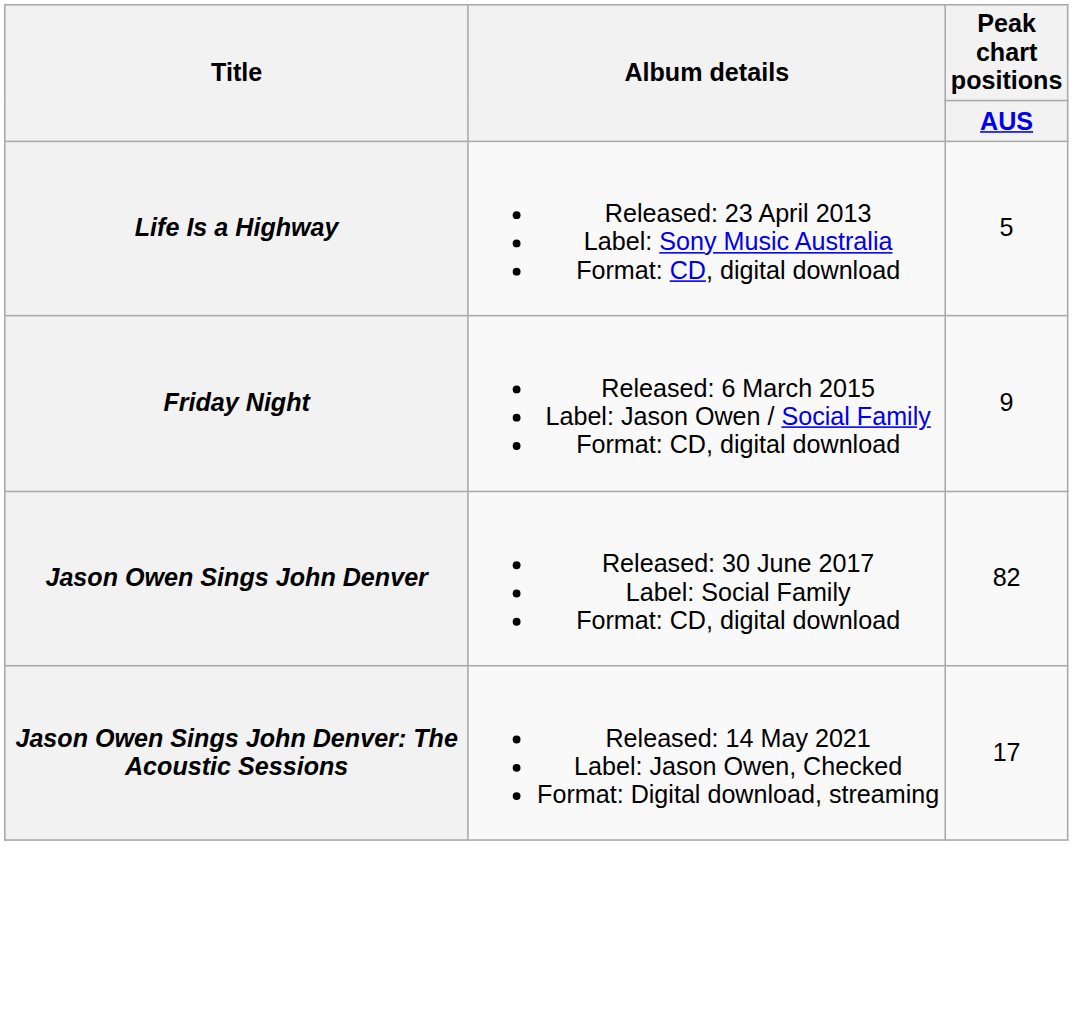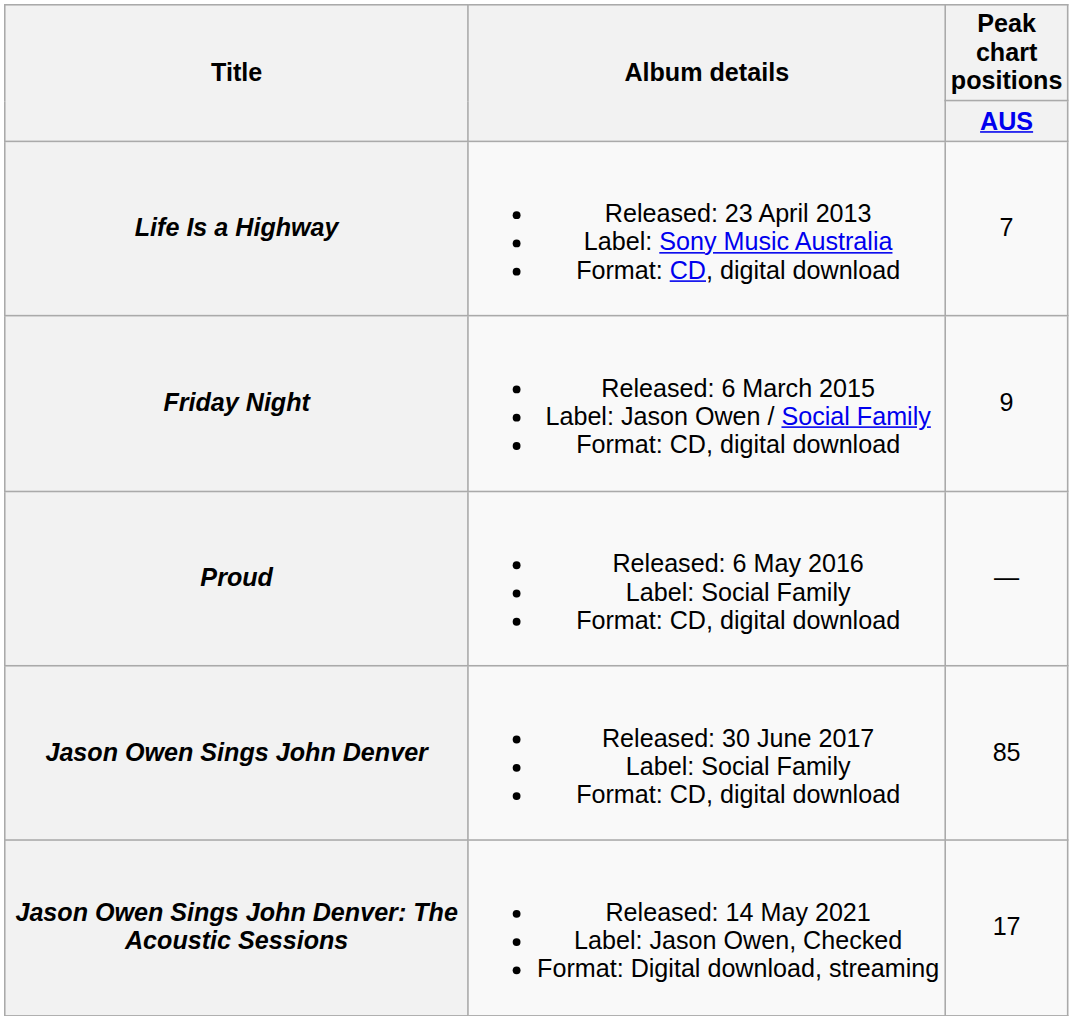(1007, 228) 5 -> (1007, 228) 7
+ row: (237, 577)
(1007, 577) 82 -> (1007, 752) 85
